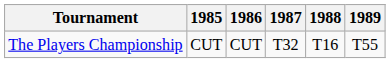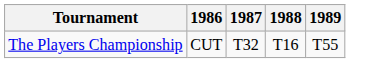- column: (206, 17)
